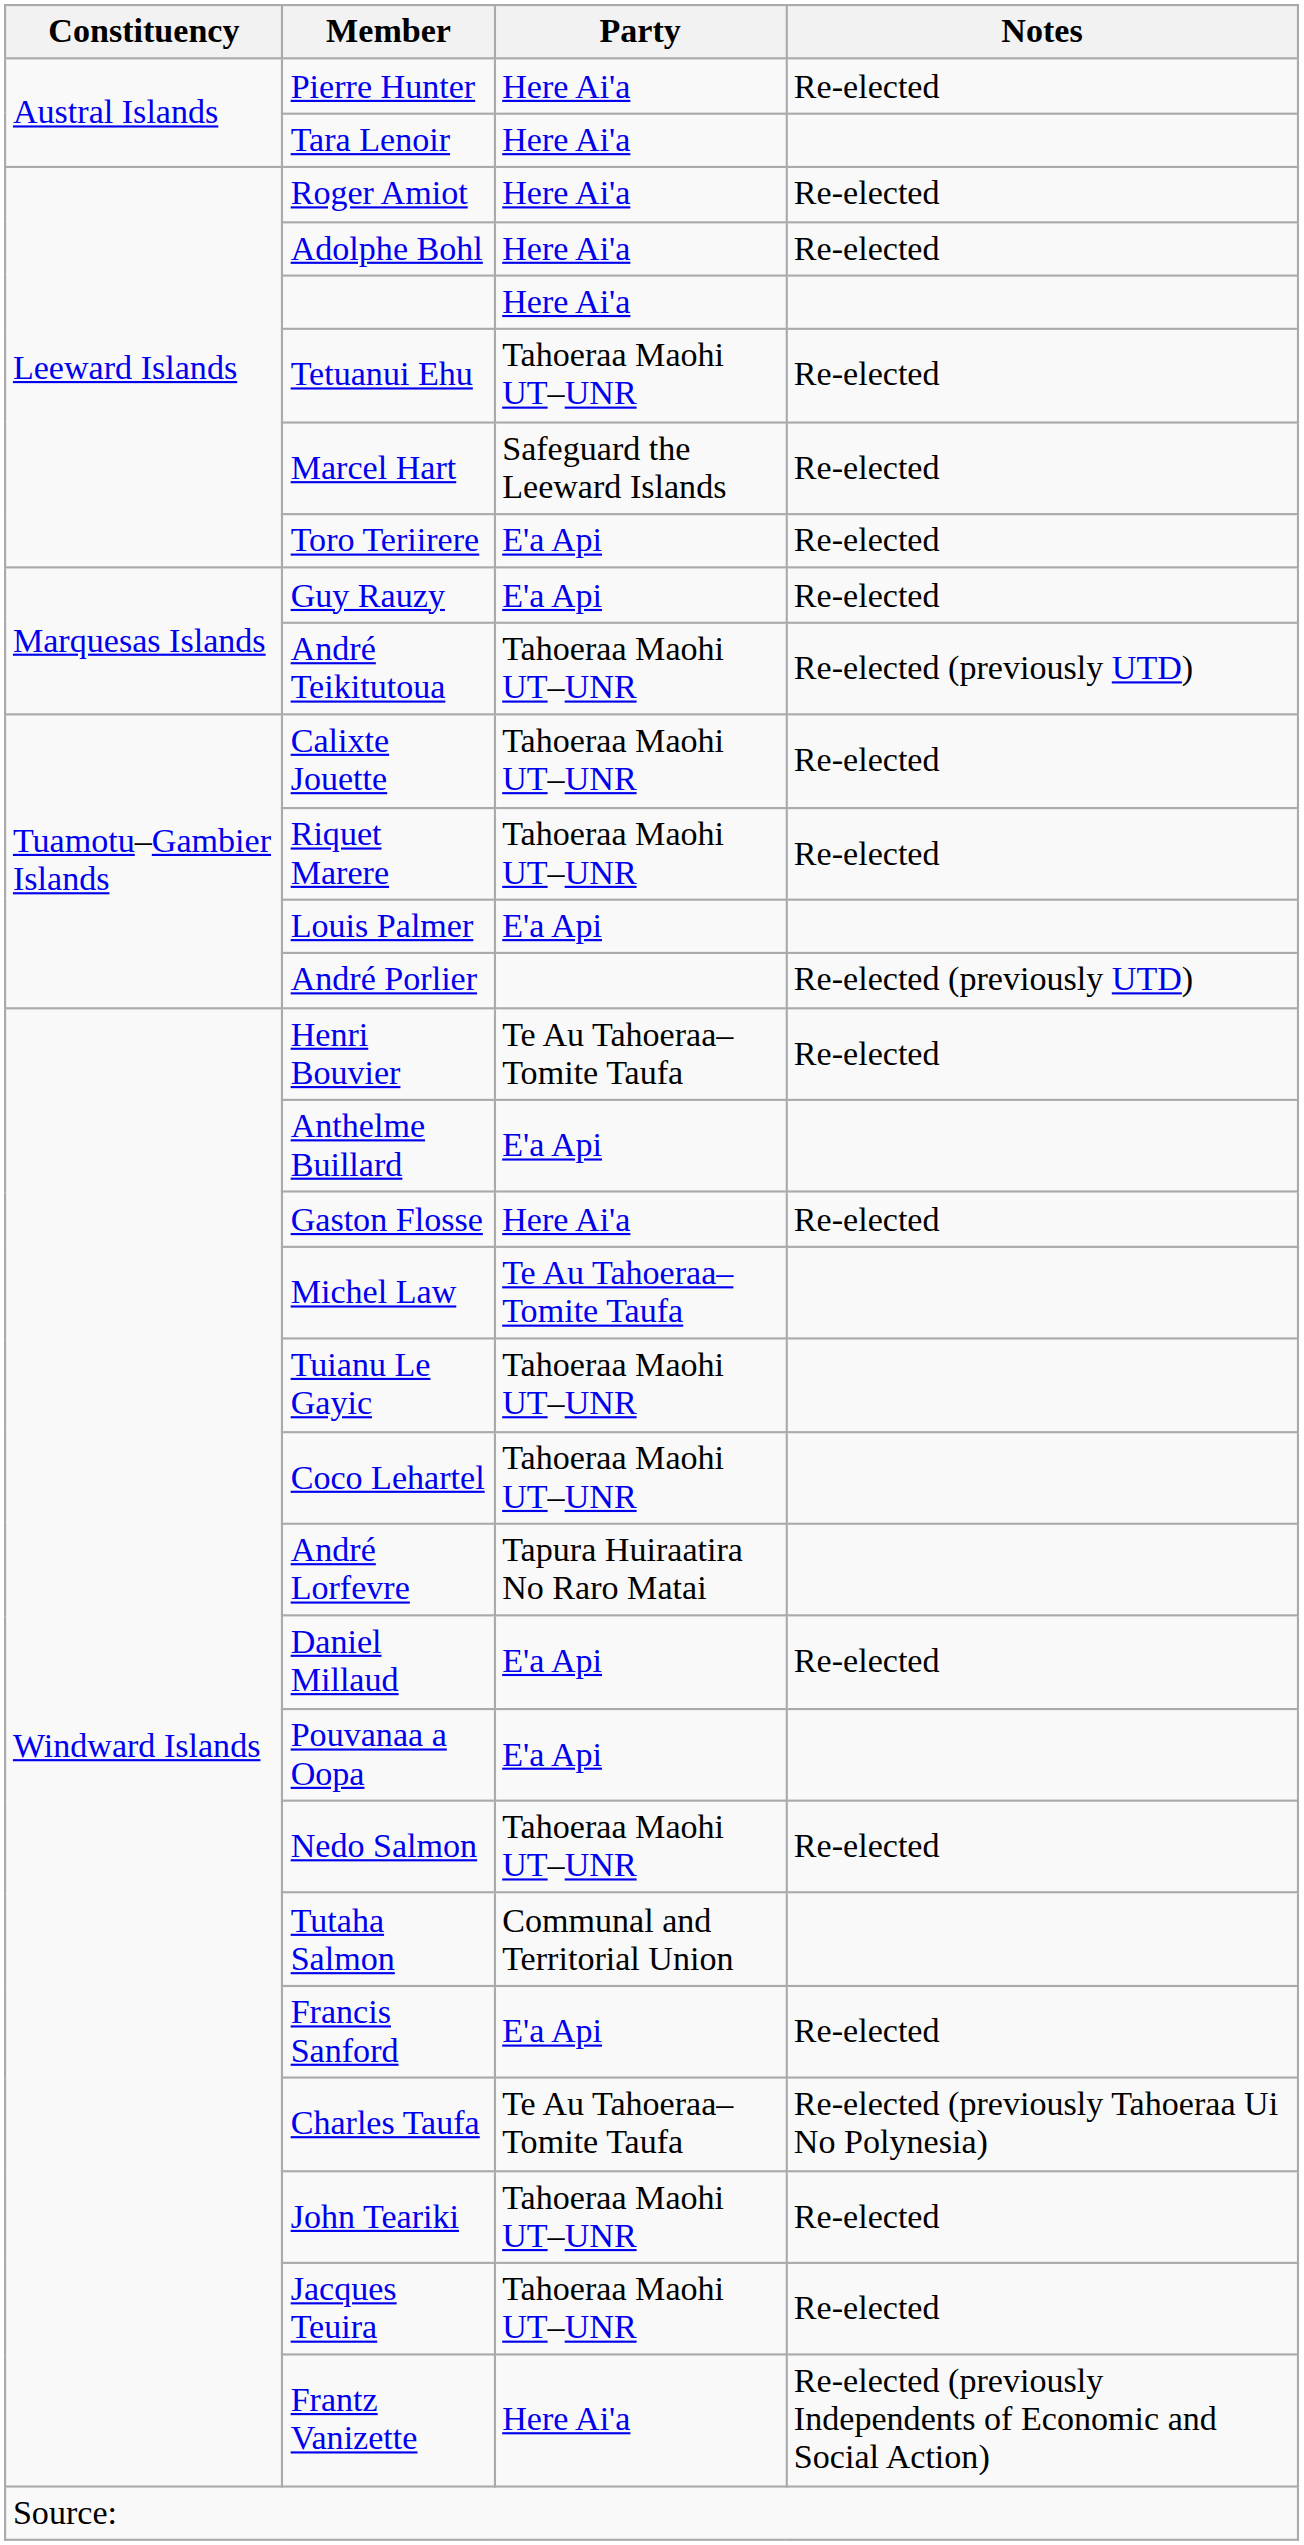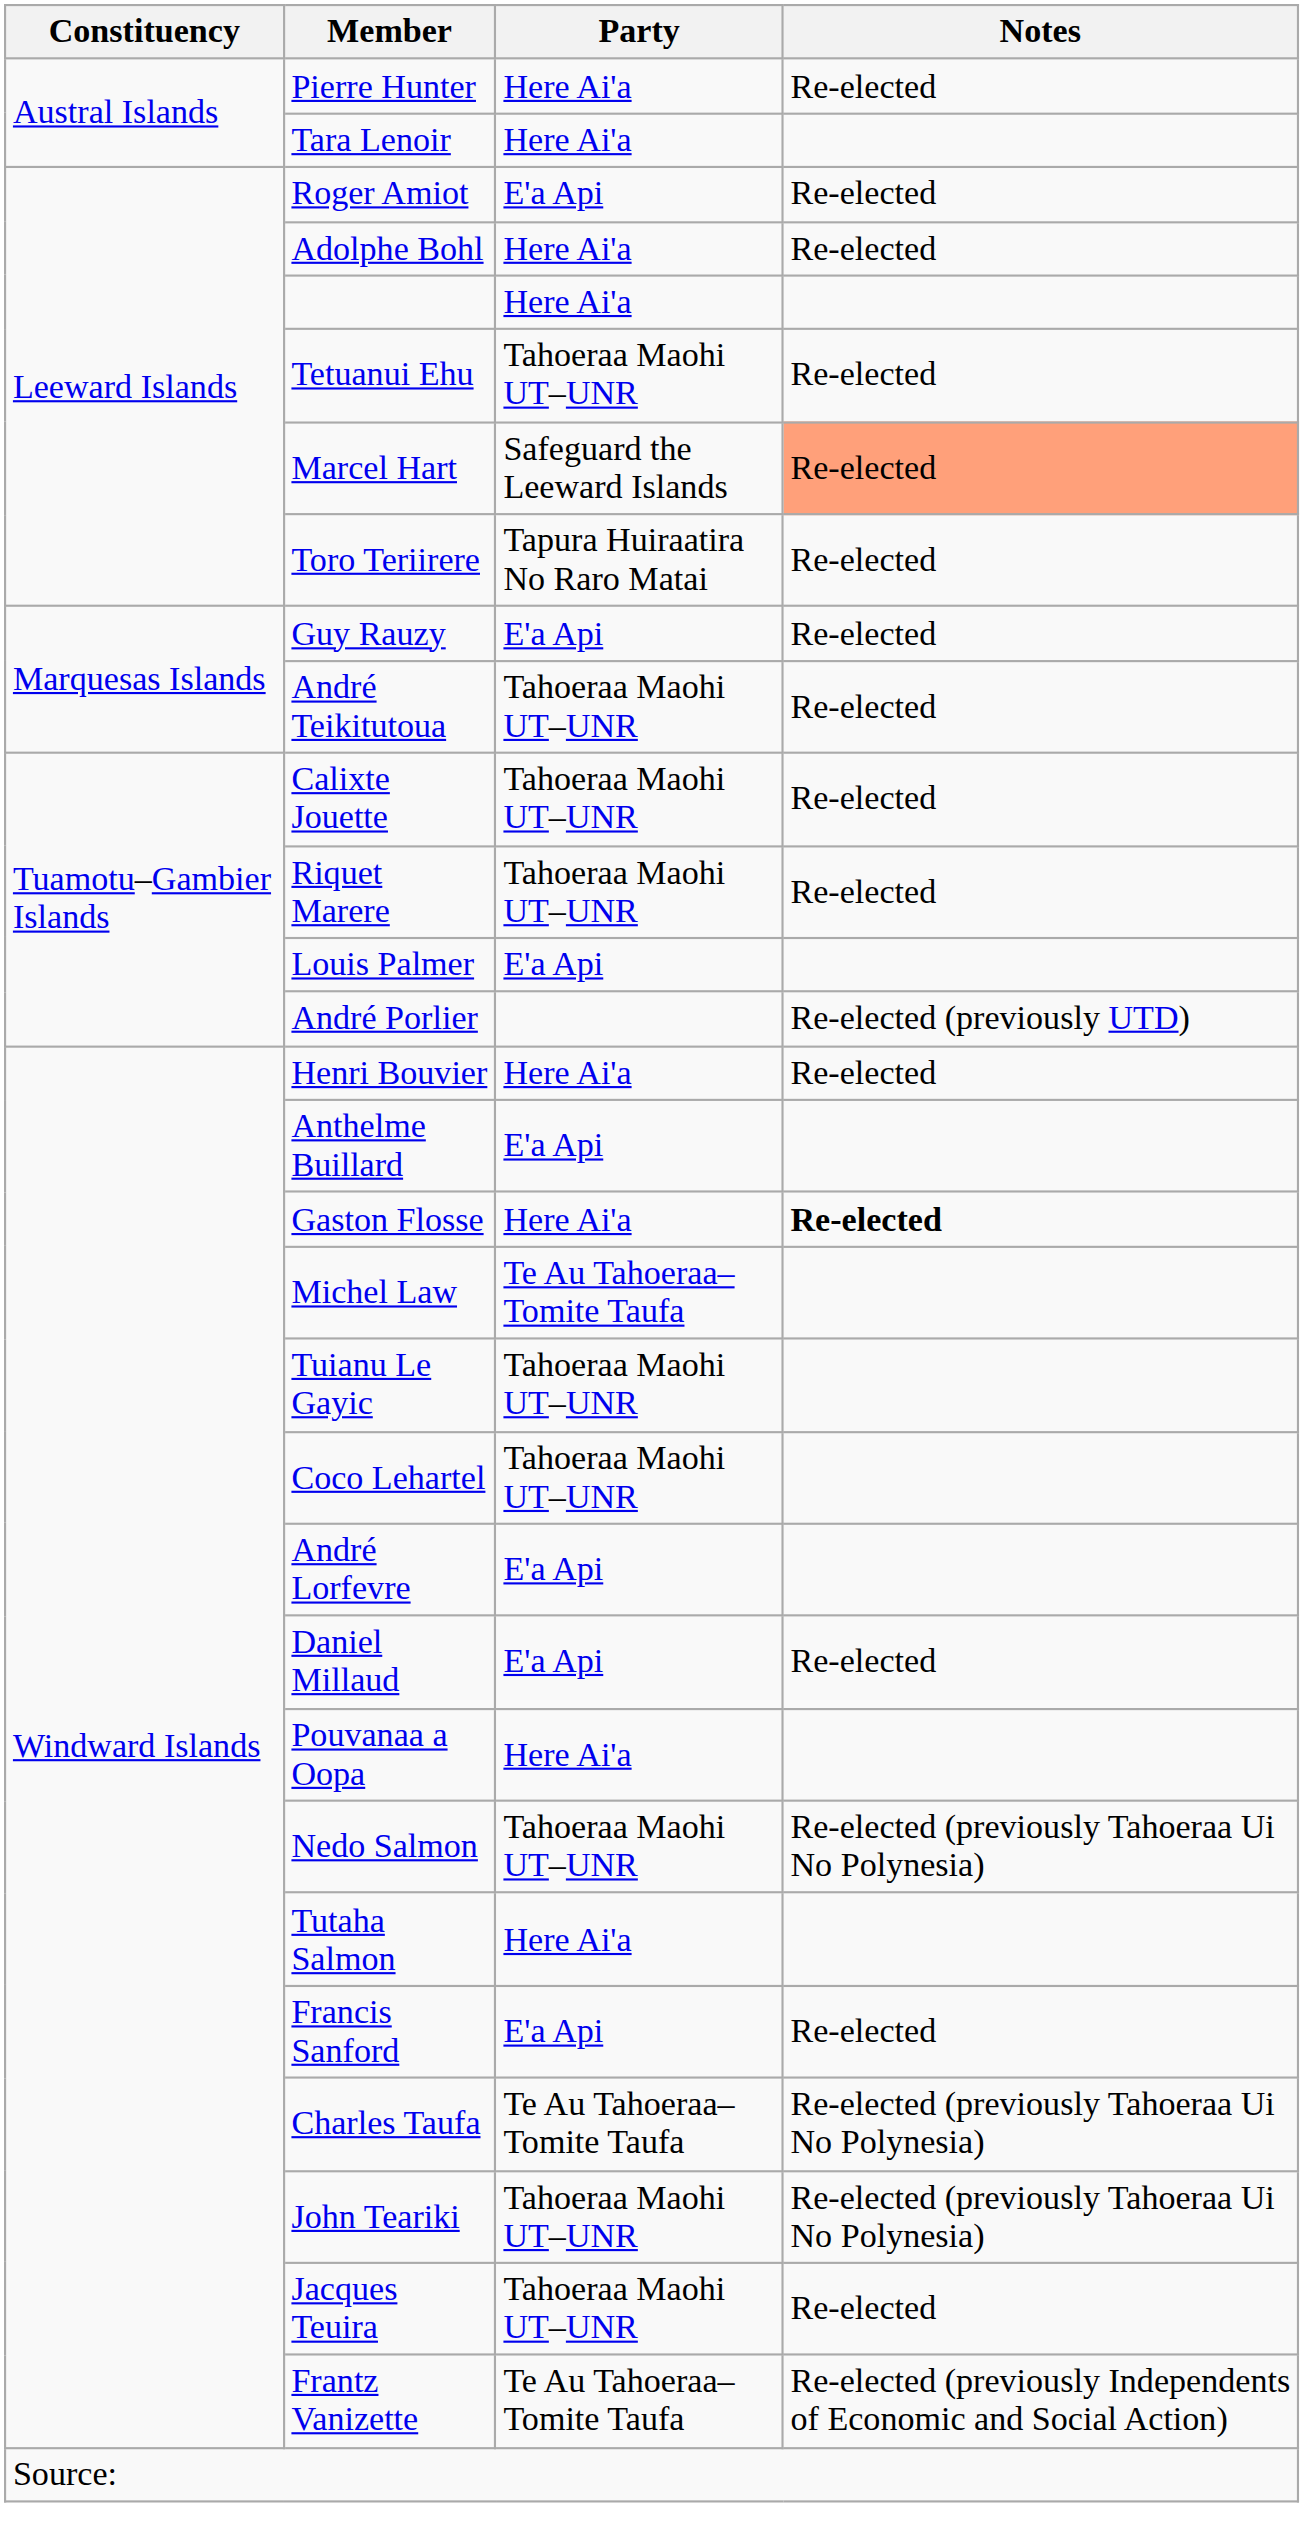(566, 193) Here Ai'a -> (553, 193) E'a Api
(867, 467) no background -> (863, 467) lightsalmon background
(552, 540) E'a Api -> (624, 559) Tapura Huiraatira No Raro Matai
(994, 667) Re-elected (previously UTD) -> (863, 706) Re-elected
(618, 1053) Te Au Tahoeraa–Tomite Taufa -> (568, 1072) Here Ai'a
(867, 1218) normal -> (866, 1218) bold
(623, 1569) Tapura Huiraatira No Raro Matai -> (553, 1569) E'a Api
(552, 1753) E'a Api -> (568, 1753) Here Ai'a
(867, 1846) Re-elected -> (1033, 1846) Re-elected (previously Tahoeraa Ui No Polynesia)
(618, 1938) Communal and Territorial Union -> (568, 1938) Here Ai'a
(867, 2215) Re-elected -> (1033, 2215) Re-elected (previously Tahoeraa Ui No Polynesia)
(566, 2419) Here Ai'a -> (619, 2400) Te Au Tahoeraa–Tomite Taufa
